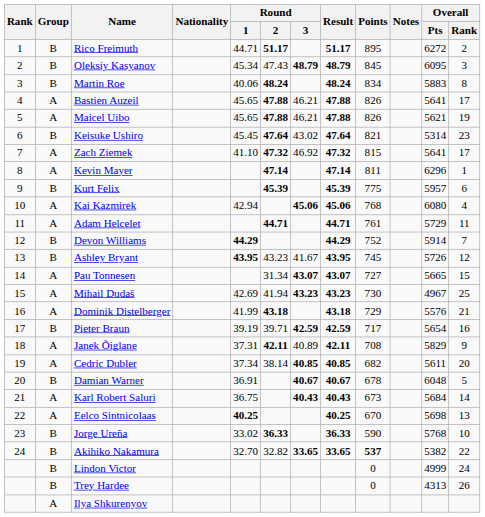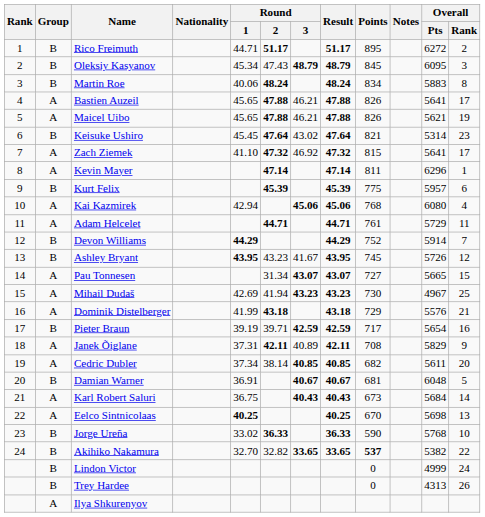(373, 380) 678 -> (373, 380) 681
